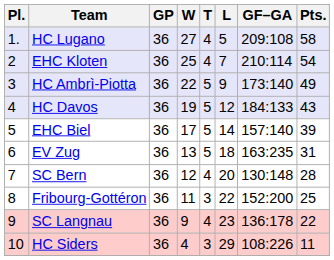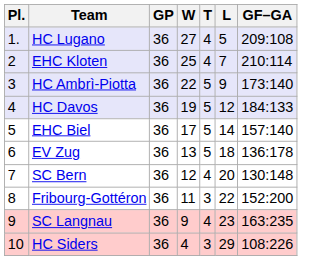- column: (313, 15)
(267, 152) 163:235 -> (267, 152) 136:178
(267, 221) 136:178 -> (267, 221) 163:235
